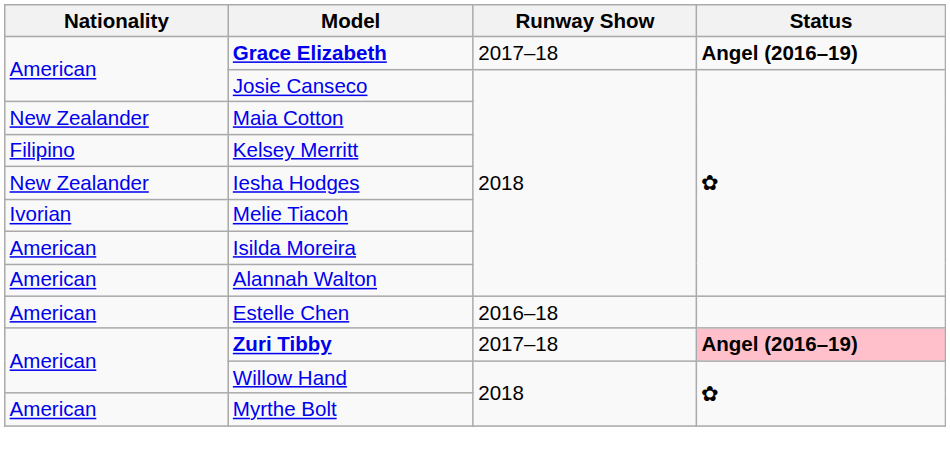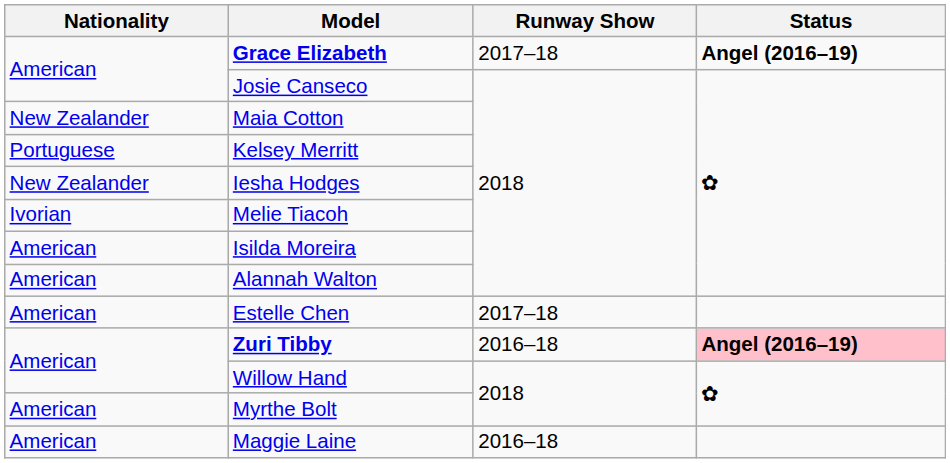(42, 150) Filipino -> (62, 150) Portuguese
(518, 312) 2016–18 -> (518, 312) 2017–18
(518, 344) 2017–18 -> (518, 344) 2016–18
+ row: (294, 441)
